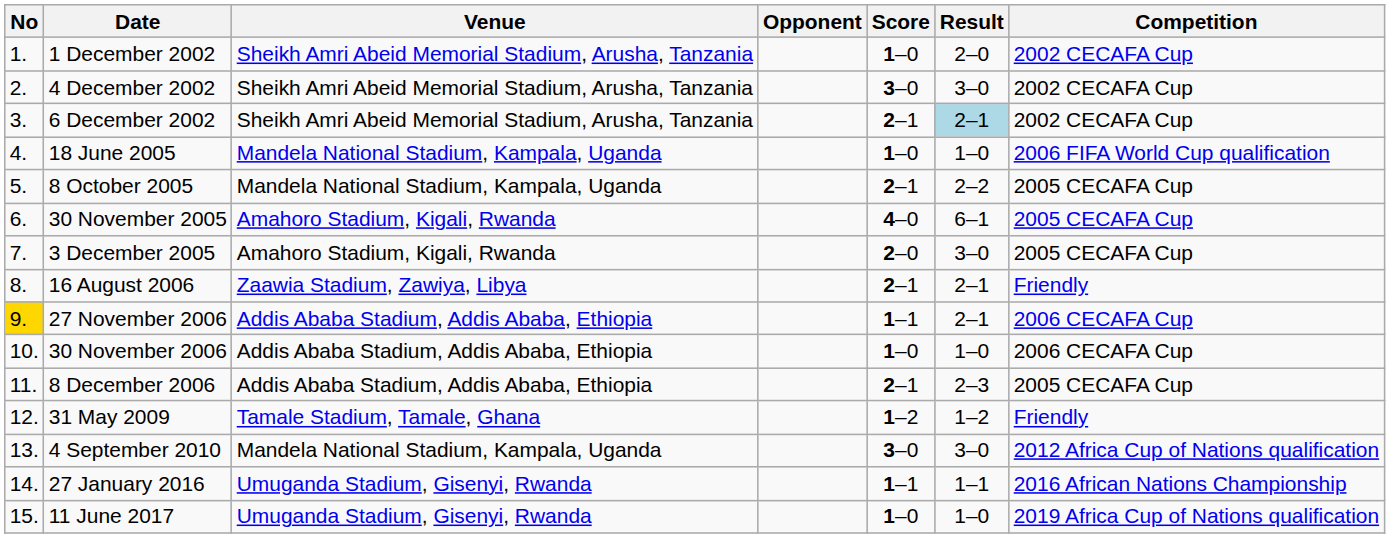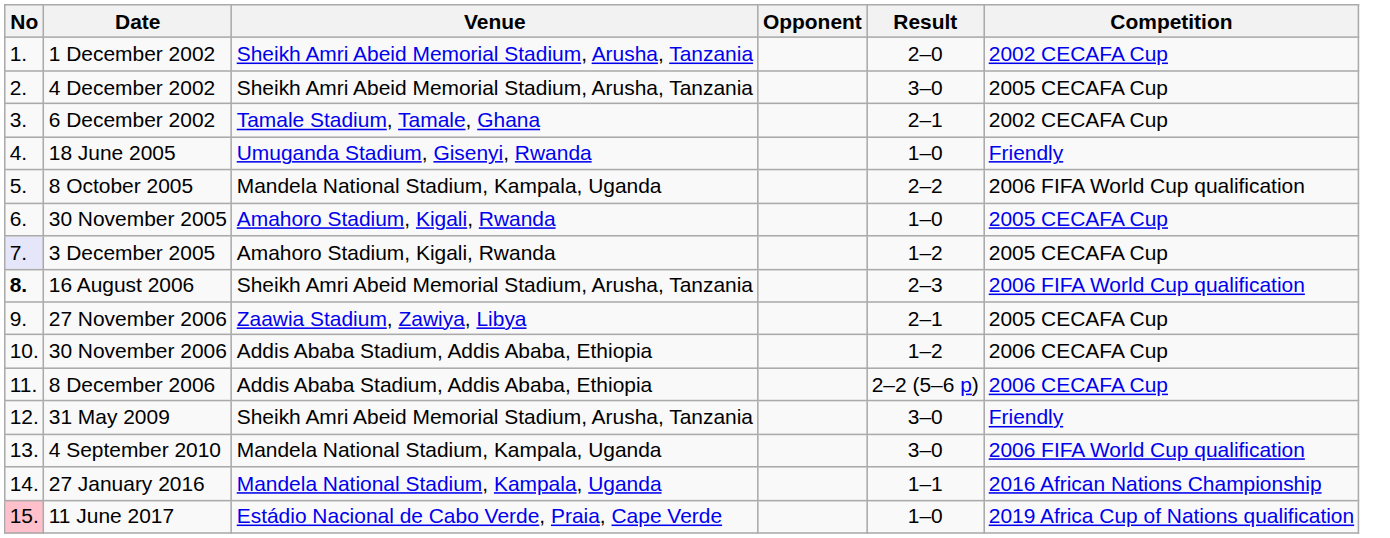- column: (901, 21)
(1103, 87) 2002 CECAFA Cup -> (1078, 87) 2005 CECAFA Cup
(495, 120) Sheikh Amri Abeid Memorial Stadium, Arusha, Tanzania -> (388, 120) Tamale Stadium, Tamale, Ghana
(972, 120) lightblue background -> (925, 120) no background
(449, 153) Mandela National Stadium, Kampala, Uganda -> (414, 153) Umuganda Stadium, Gisenyi, Rwanda
(1172, 153) 2006 FIFA World Cup qualification -> (1026, 153) Friendly
(1103, 186) 2005 CECAFA Cup -> (1147, 186) 2006 FIFA World Cup qualification
(972, 219) 6–1 -> (925, 219) 1–0
(18, 252) no background -> (18, 252) lavender background
(972, 252) 3–0 -> (925, 252) 1–2
(18, 285) normal -> (18, 285) bold
(382, 285) Zaawia Stadium, Zawiya, Libya -> (495, 285) Sheikh Amri Abeid Memorial Stadium, Arusha, Tanzania
(972, 285) 2–1 -> (925, 285) 2–3
(1051, 285) Friendly -> (1147, 285) 2006 FIFA World Cup qualification
(18, 318) gold background -> (18, 318) no background
(445, 318) Addis Ababa Stadium, Addis Ababa, Ethiopia -> (382, 318) Zaawia Stadium, Zawiya, Libya
(1103, 318) 2006 CECAFA Cup -> (1078, 318) 2005 CECAFA Cup
(972, 351) 1–0 -> (925, 351) 1–2
(972, 384) 2–3 -> (925, 384) 2–2 (5–6 p)
(1103, 384) 2005 CECAFA Cup -> (1078, 384) 2006 CECAFA Cup
(388, 417) Tamale Stadium, Tamale, Ghana -> (495, 417) Sheikh Amri Abeid Memorial Stadium, Arusha, Tanzania
(972, 417) 1–2 -> (925, 417) 3–0
(1196, 450) 2012 Africa Cup of Nations qualification -> (1147, 450) 2006 FIFA World Cup qualification
(414, 483) Umuganda Stadium, Gisenyi, Rwanda -> (449, 483) Mandela National Stadium, Kampala, Uganda
(24, 516) no background -> (24, 516) pink background
(414, 516) Umuganda Stadium, Gisenyi, Rwanda -> (479, 516) Estádio Nacional de Cabo Verde, Praia, Cape Verde
